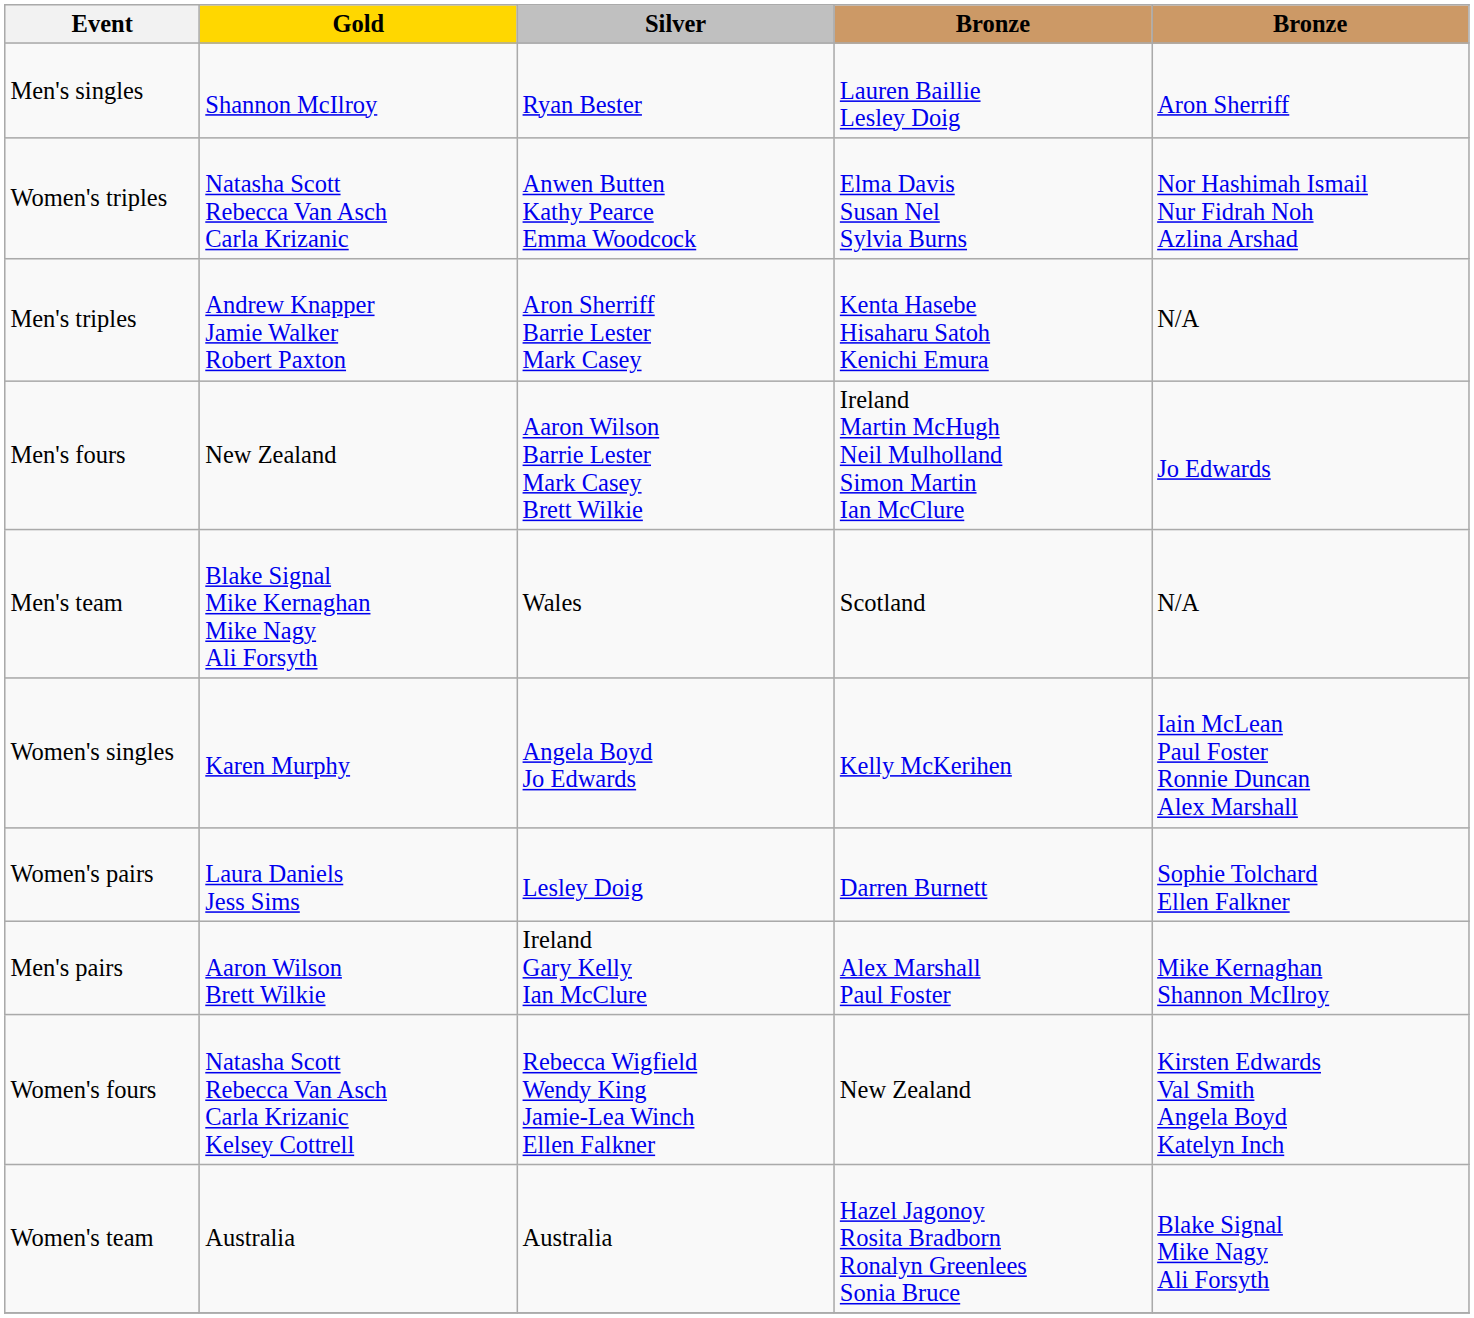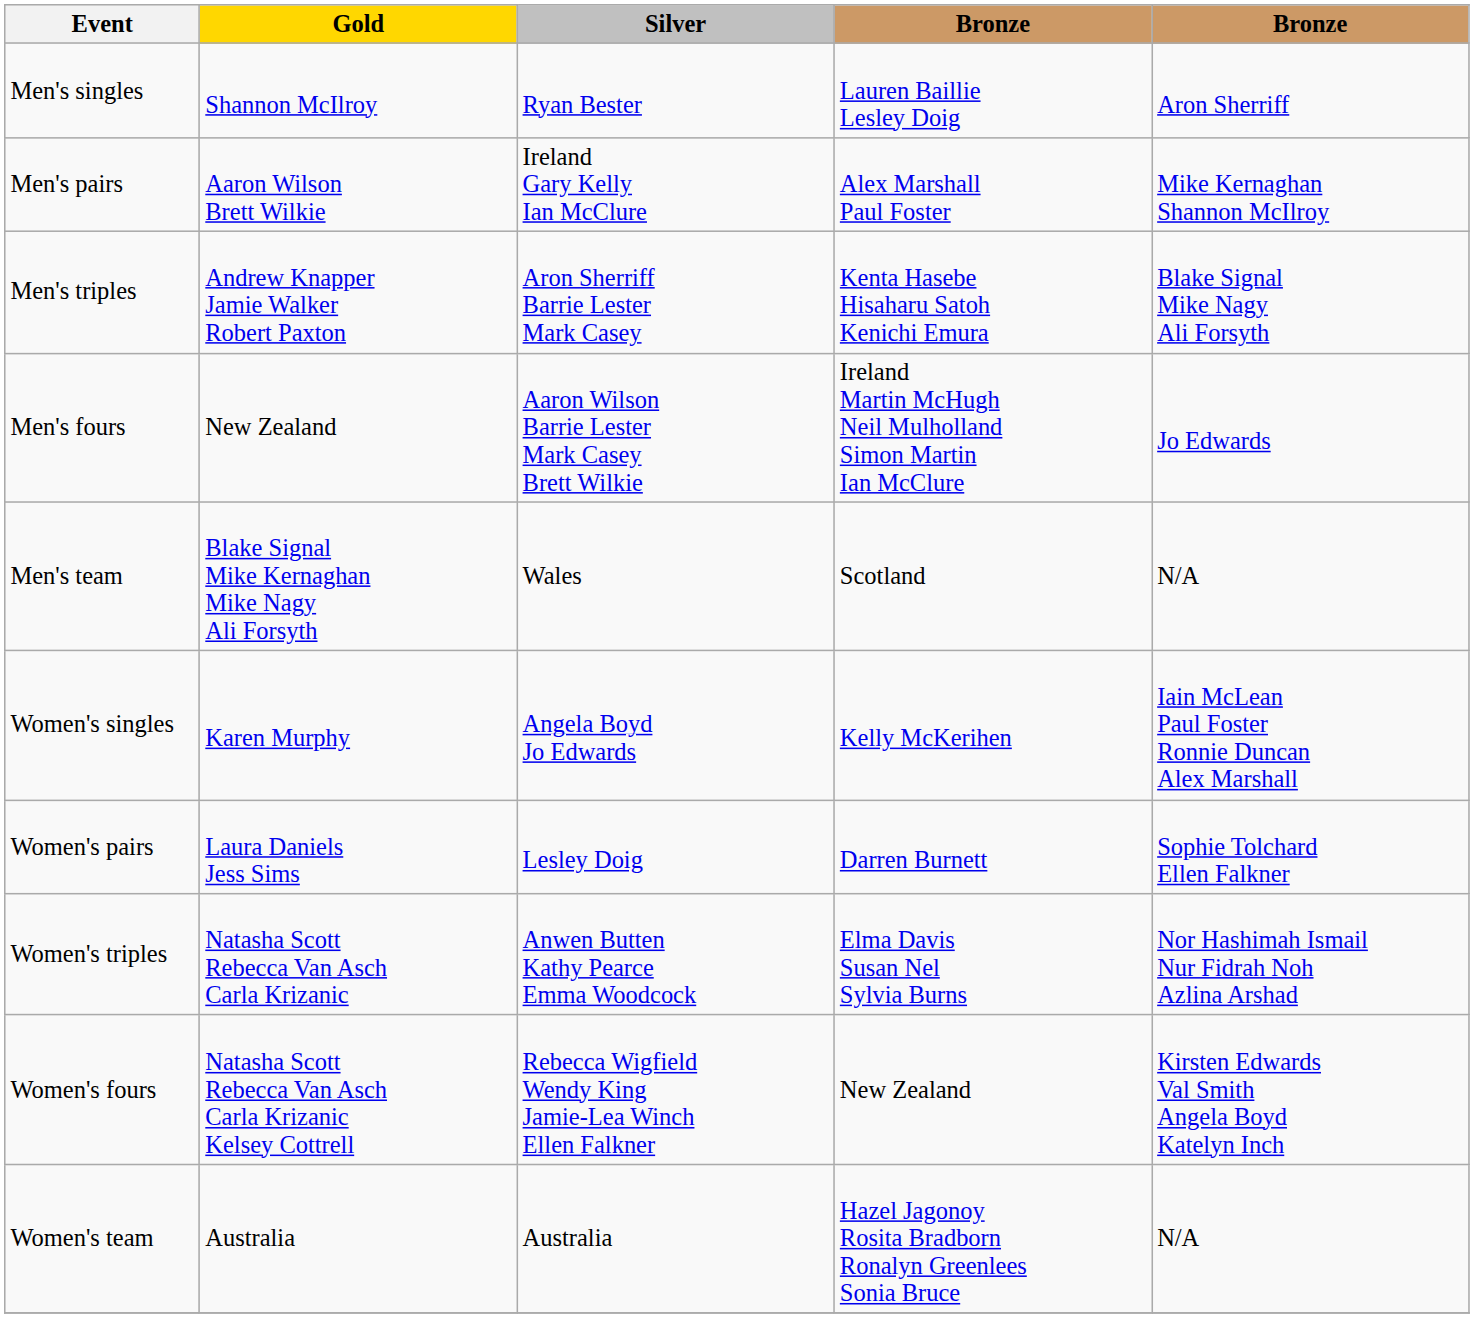rows swapped: (67, 967) <-> (89, 197)
(1178, 319) N/A -> (1220, 305) Blake Signal Mike Nagy Ali Forsyth
(1220, 1252) Blake Signal Mike Nagy Ali Forsyth -> (1178, 1238) N/A
